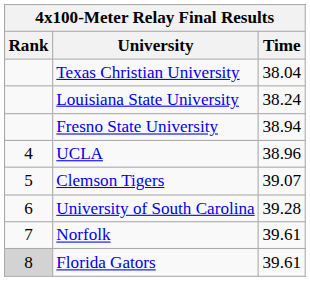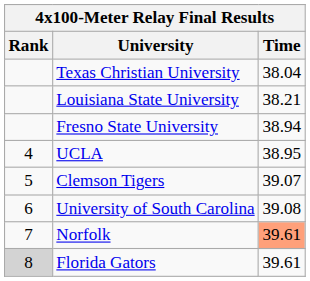(282, 99) 38.24 -> (282, 99) 38.21
(282, 153) 38.96 -> (282, 153) 38.95
(282, 208) 39.28 -> (282, 208) 39.08
(282, 235) no background -> (282, 235) lightsalmon background
